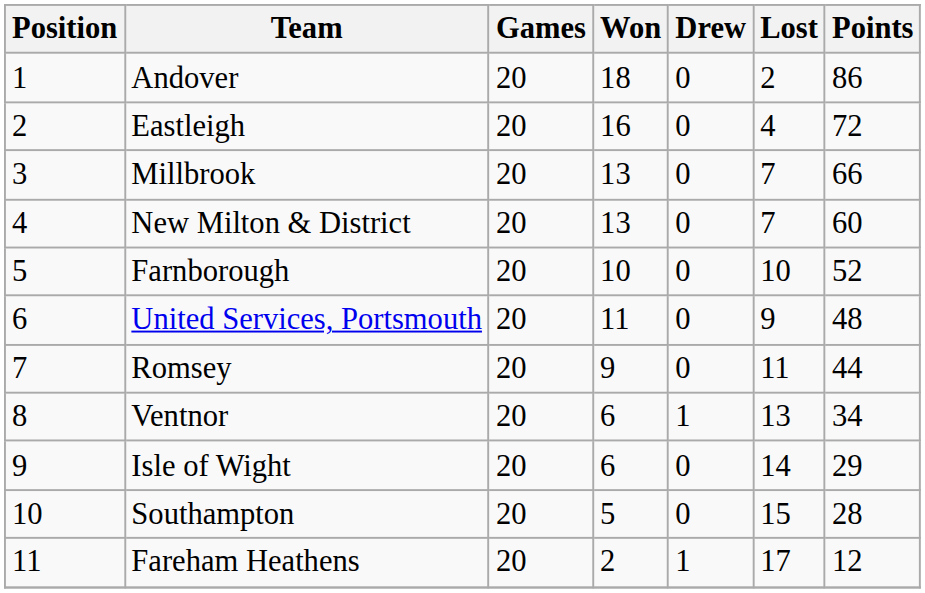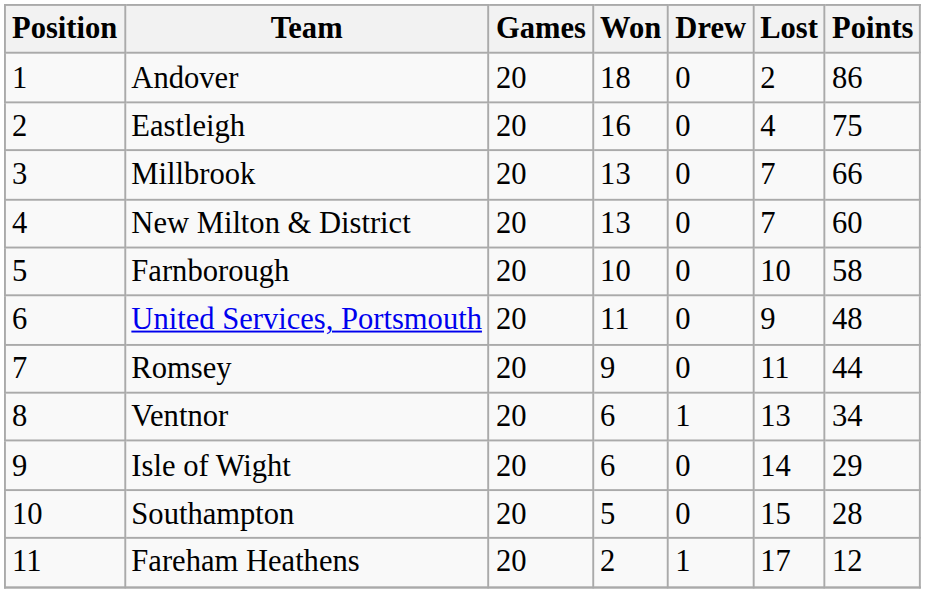(847, 125) 72 -> (847, 125) 75
(847, 271) 52 -> (847, 271) 58
